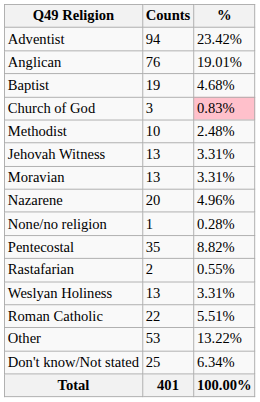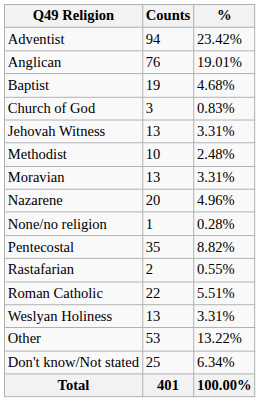(216, 108) pink background -> (216, 108) no background
rows swapped: (57, 154) <-> (37, 131)
rows swapped: (55, 316) <-> (60, 293)
